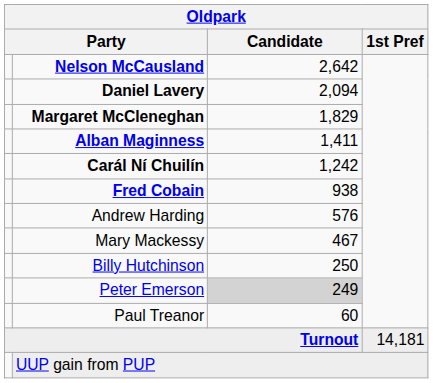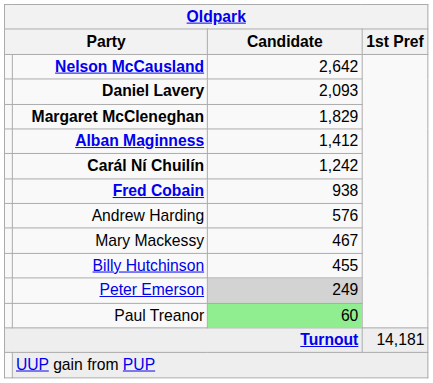(339, 91) 2,094 -> (339, 91) 2,093
(339, 141) 1,411 -> (339, 141) 1,412
(345, 265) 250 -> (345, 265) 455
(350, 315) no background -> (350, 315) lightgreen background
